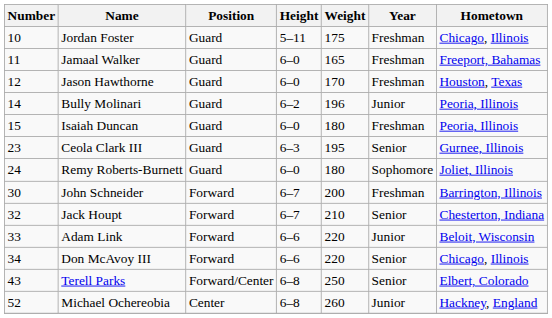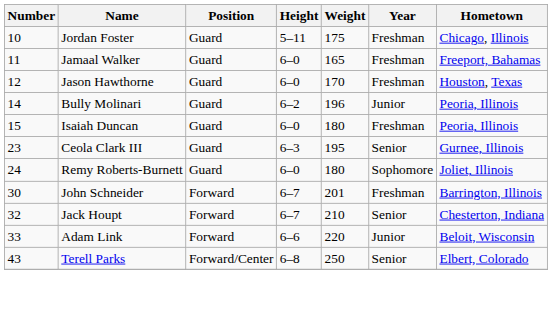(335, 192) 200 -> (335, 192) 201
- row: (106, 258)
- row: (116, 302)
